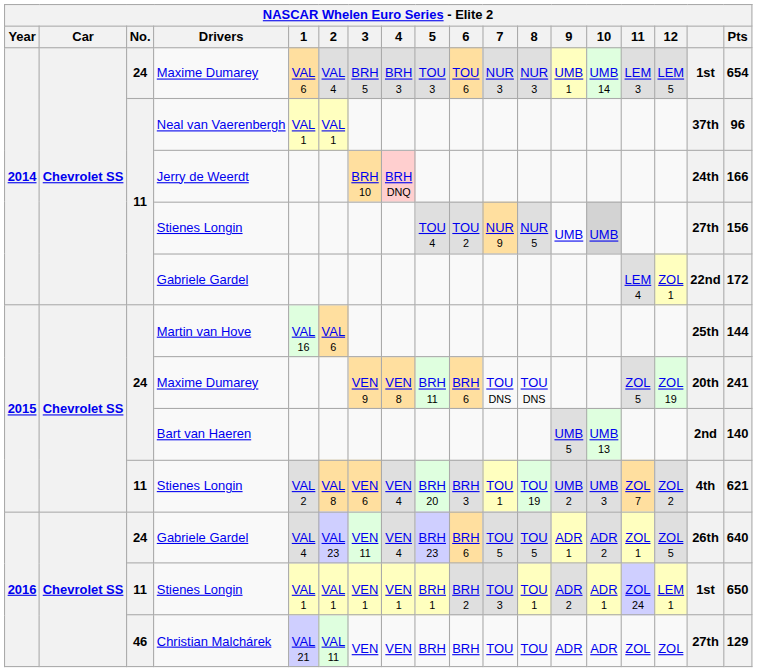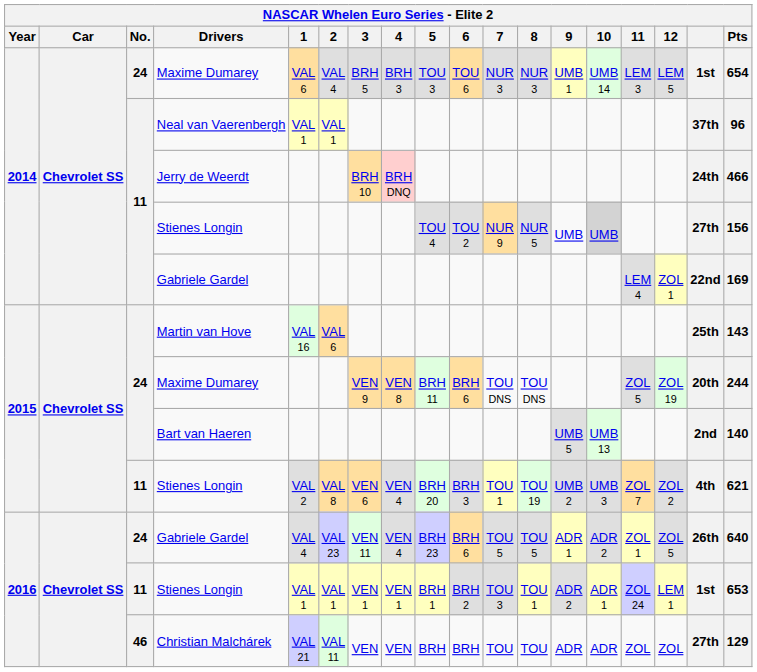(738, 176) 166 -> (738, 176) 466
(738, 279) 172 -> (738, 279) 169
(738, 331) 144 -> (738, 331) 143
(738, 383) 241 -> (738, 383) 244
(738, 589) 650 -> (738, 589) 653
